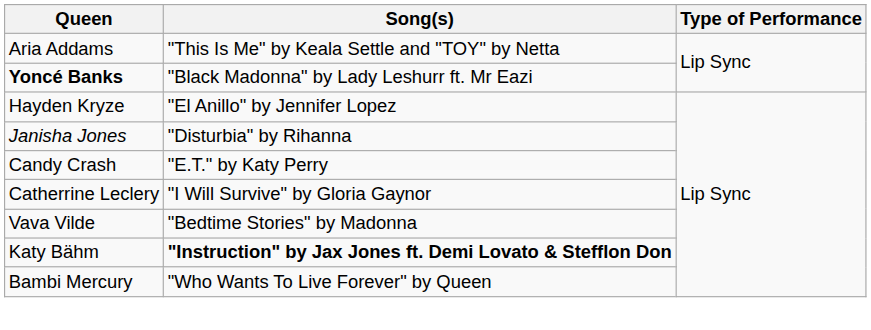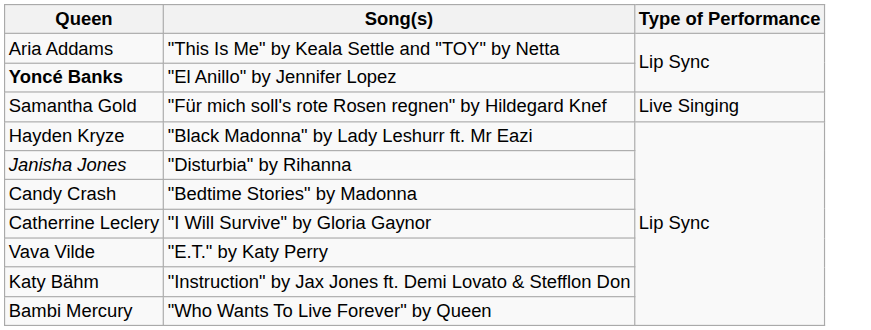(350, 77) "Black Madonna" by Lady Leshurr ft. Mr Eazi -> (282, 77) "El Anillo" by Jennifer Lopez
+ row: (73, 106)
(282, 106) "El Anillo" by Jennifer Lopez -> (350, 135) "Black Madonna" by Lady Leshurr ft. Mr Eazi
(248, 164) "E.T." by Katy Perry -> (292, 194) "Bedtime Stories" by Madonna
(292, 223) "Bedtime Stories" by Madonna -> (248, 252) "E.T." by Katy Perry
(420, 252) bold -> (399, 281) normal
